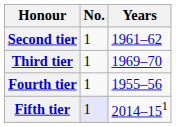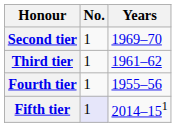(137, 38) 1961–62 -> (137, 38) 1969–70
(137, 61) 1969–70 -> (137, 61) 1961–62
